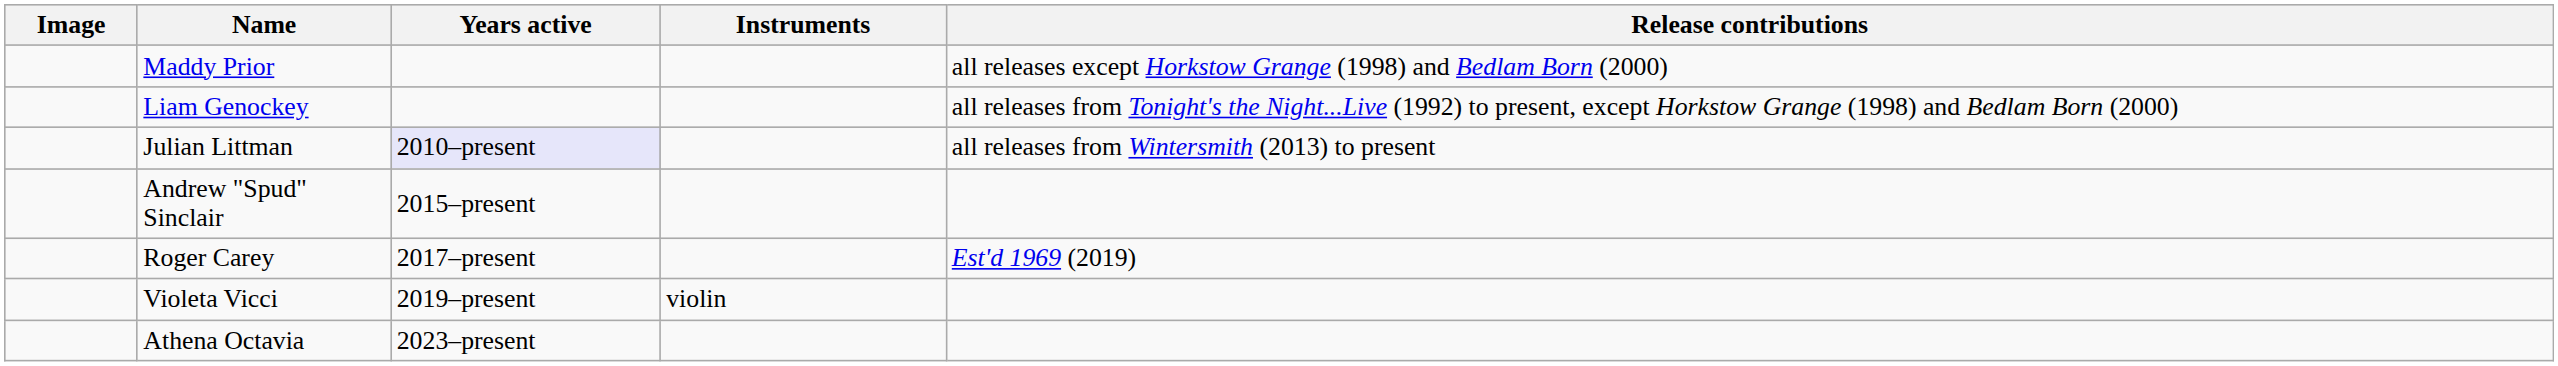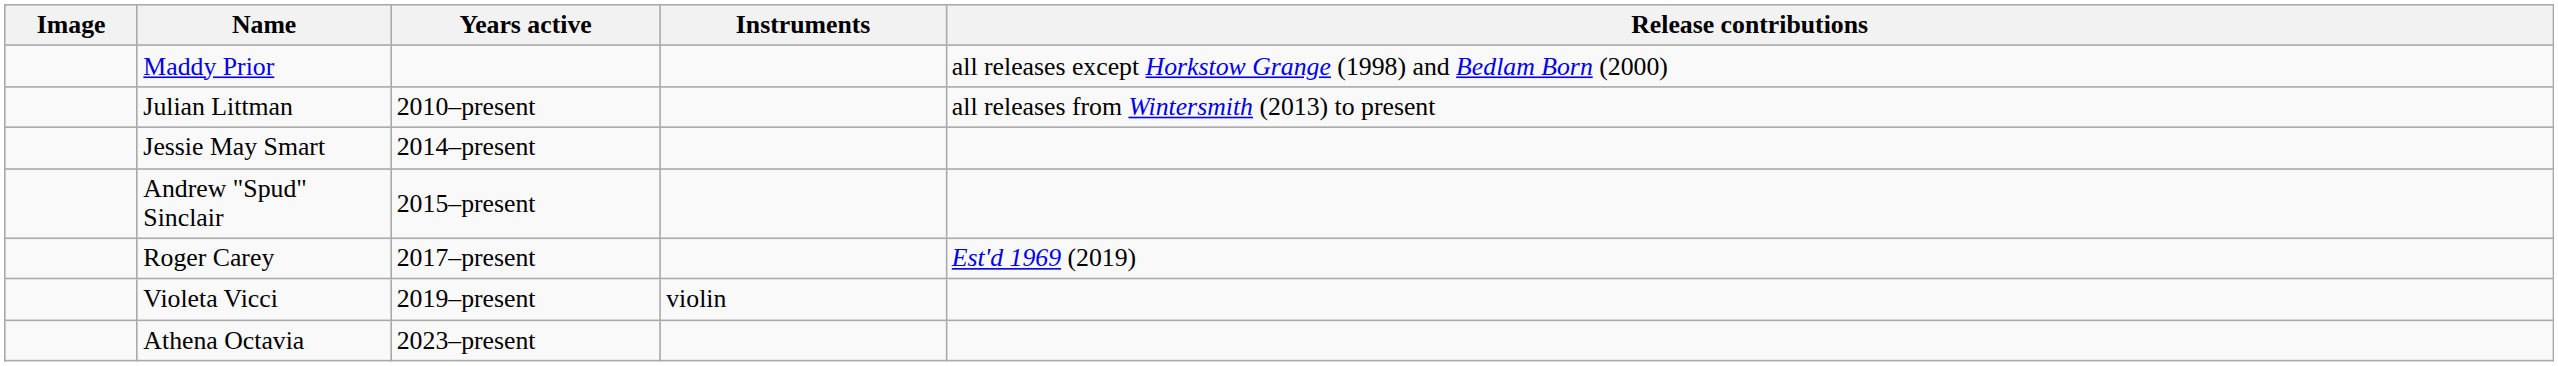- row: (226, 106)
(466, 147) lavender background -> (466, 106) no background
+ row: (234, 147)
